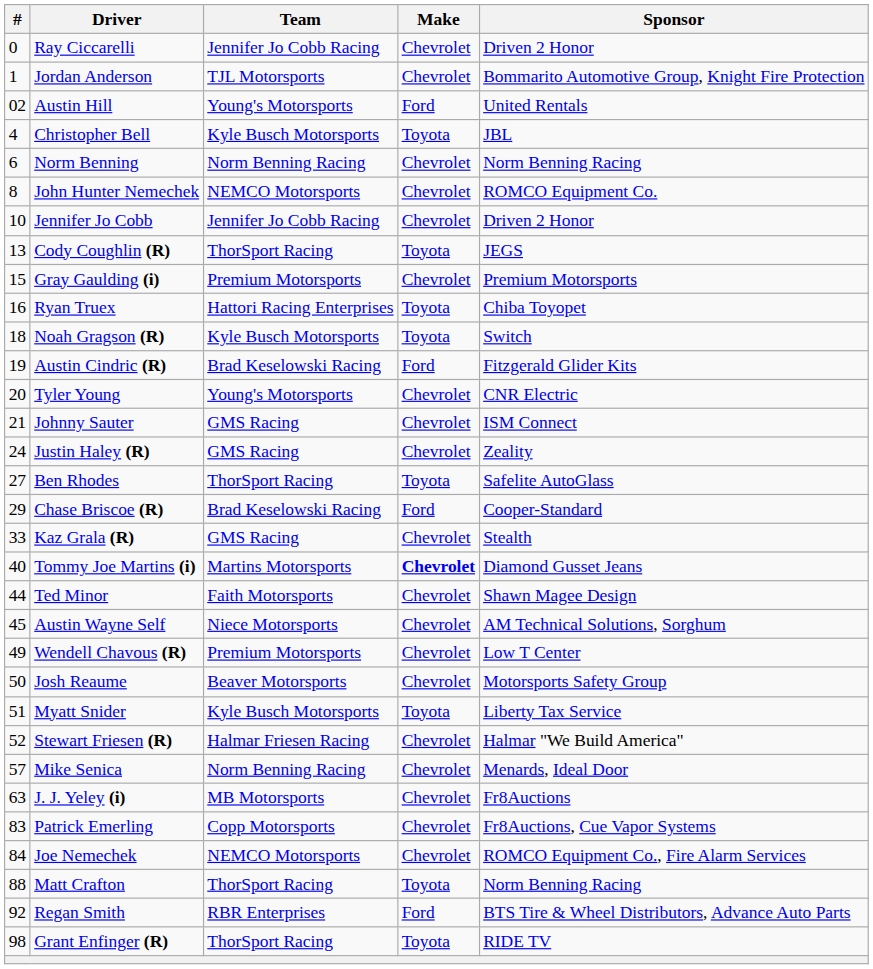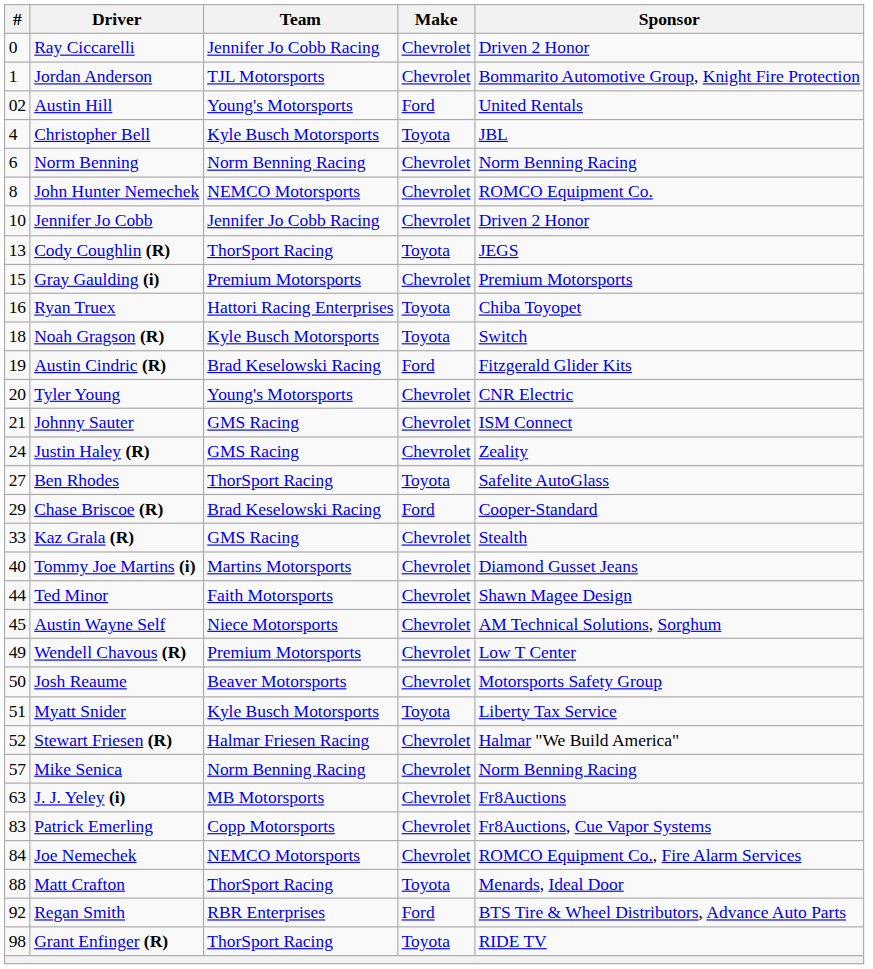(438, 566) bold -> (436, 566) normal
(556, 768) Menards, Ideal Door -> (558, 768) Norm Benning Racing
(562, 883) Norm Benning Racing -> (551, 883) Menards, Ideal Door
